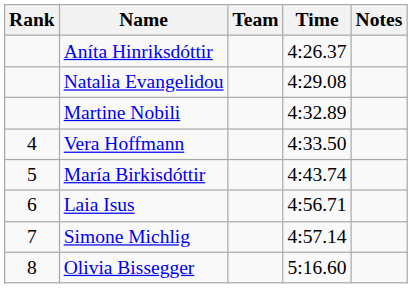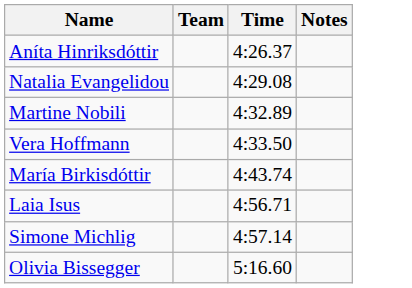- column: (32, 19)
